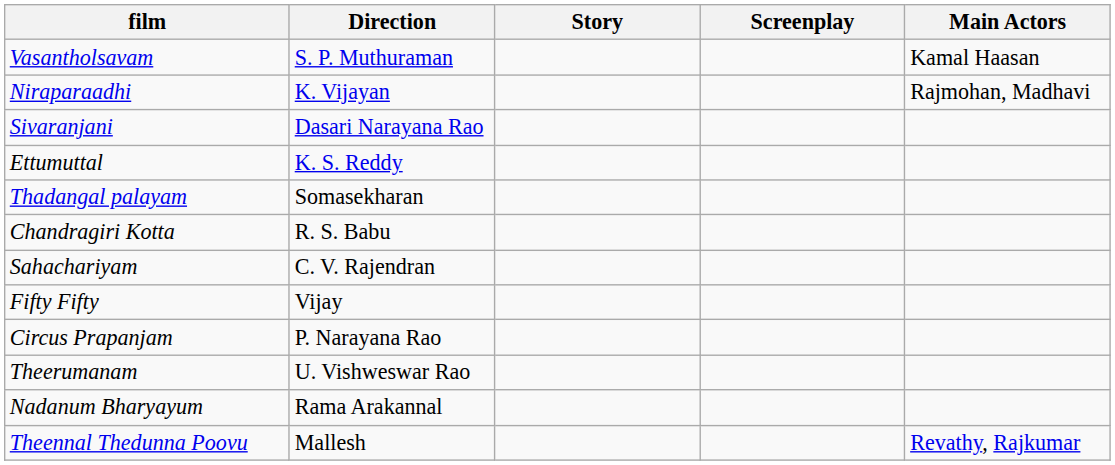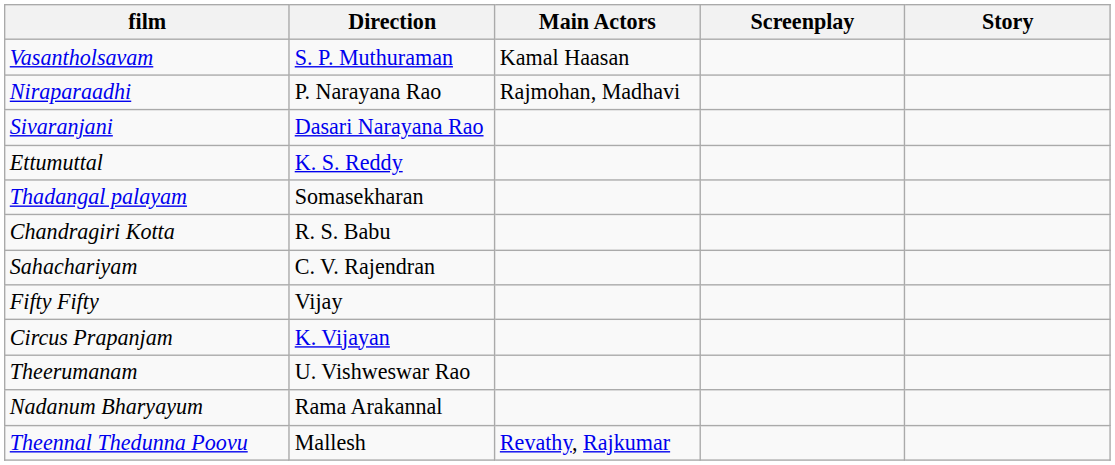columns swapped: (597, 22) <-> (1008, 22)
(342, 92) K. Vijayan -> (368, 92) P. Narayana Rao
(368, 337) P. Narayana Rao -> (342, 337) K. Vijayan
